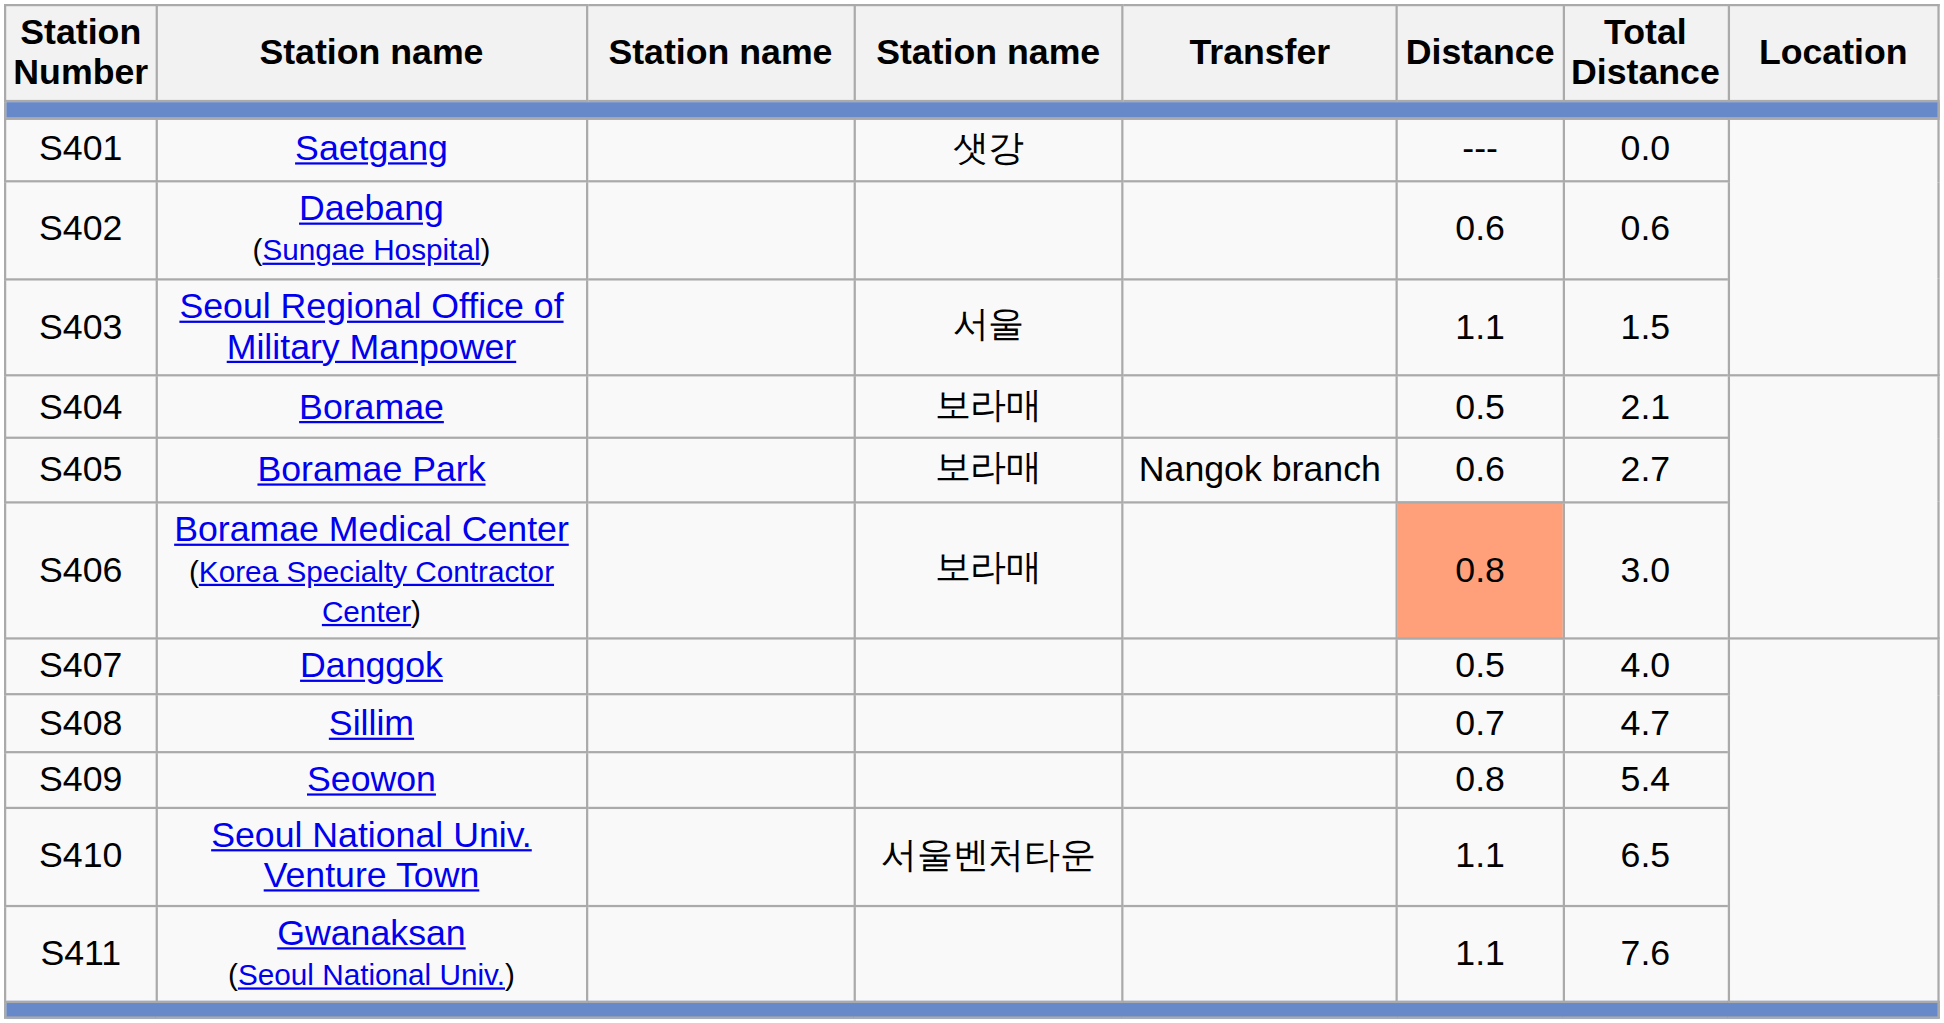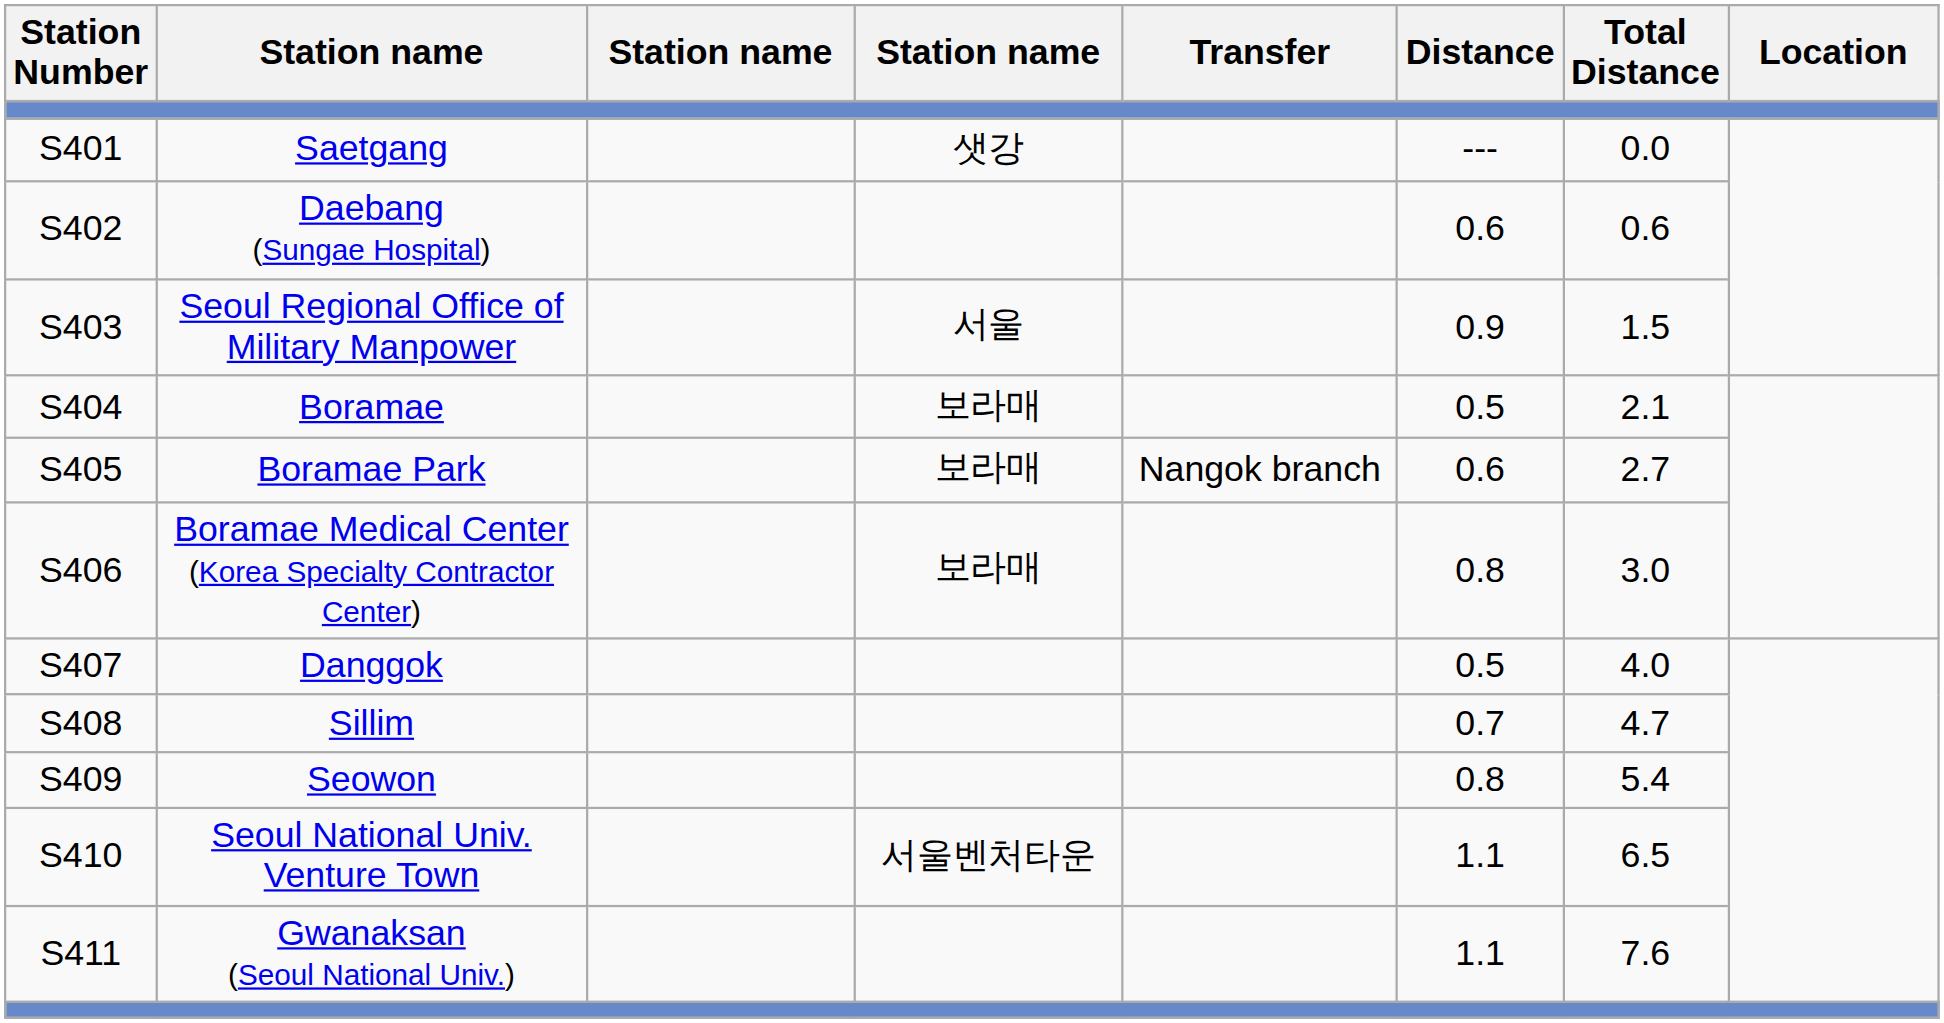(1480, 326) 1.1 -> (1480, 326) 0.9
(1480, 569) lightsalmon background -> (1480, 569) no background
